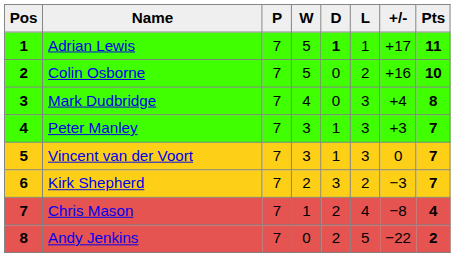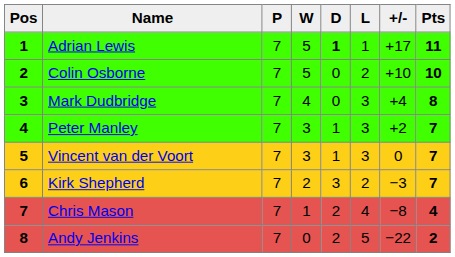(398, 73) +16 -> (398, 73) +10
(398, 128) +3 -> (398, 128) +2
